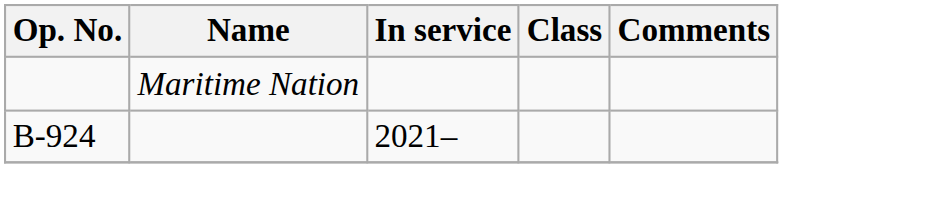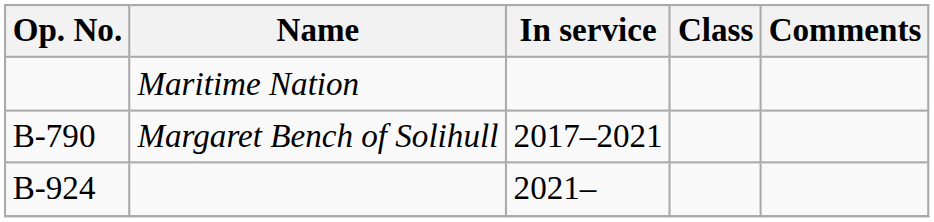+ row: (54, 135)
